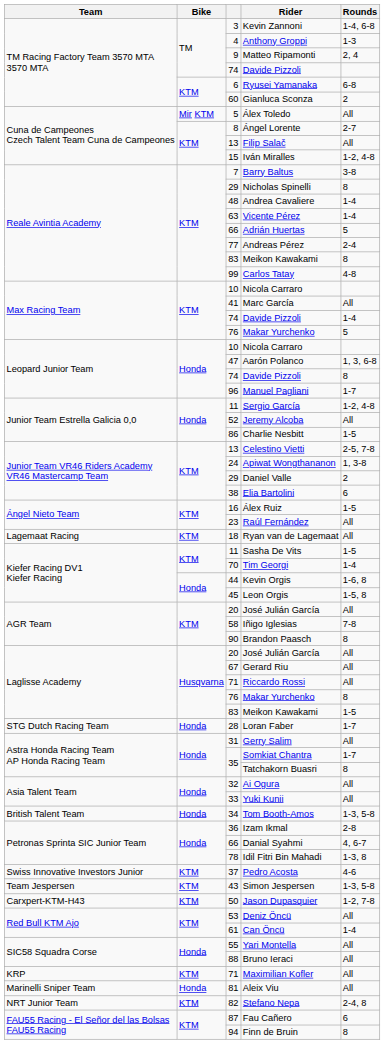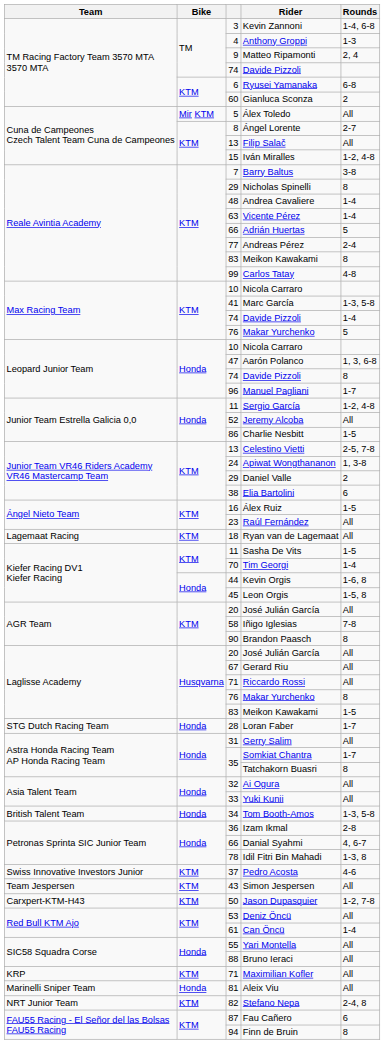(348, 303) All -> (359, 303) 1-3, 5-8
(359, 886) 1-3, 5-8 -> (348, 886) All
